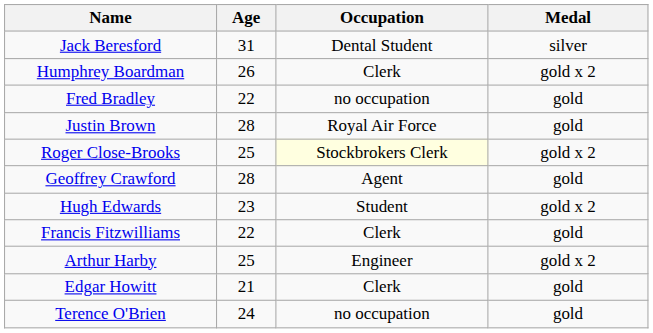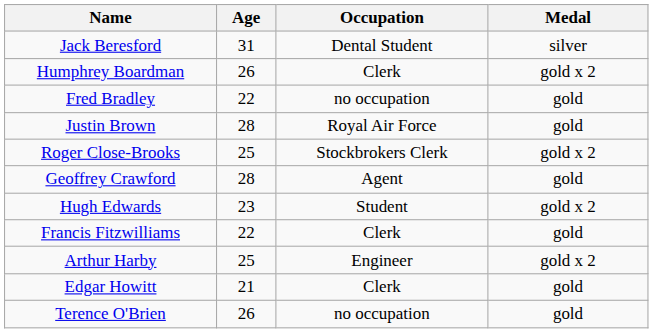(382, 152) lightyellow background -> (382, 152) no background
(246, 313) 24 -> (246, 313) 26
